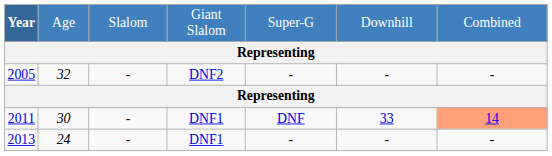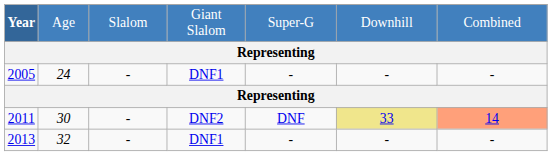(64, 74) 32 -> (64, 74) 24
(206, 74) DNF2 -> (206, 74) DNF1
(206, 118) DNF1 -> (206, 118) DNF2
(387, 118) no background -> (387, 118) khaki background
(64, 140) 24 -> (64, 140) 32
